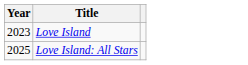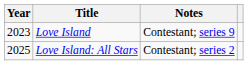+ column: (189, 13)
